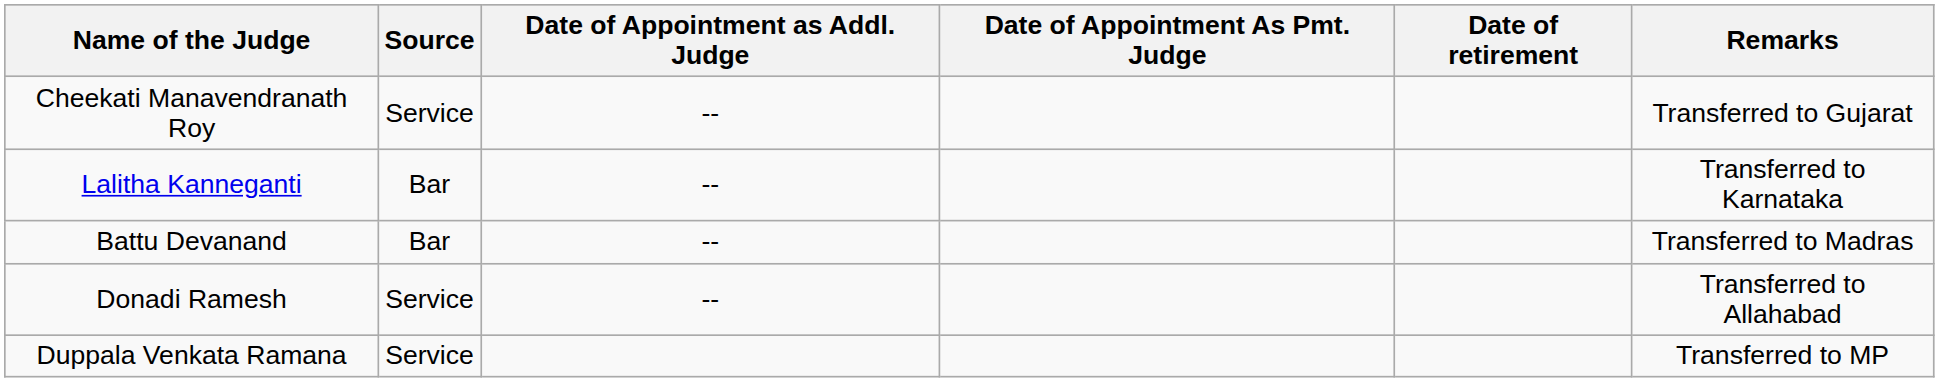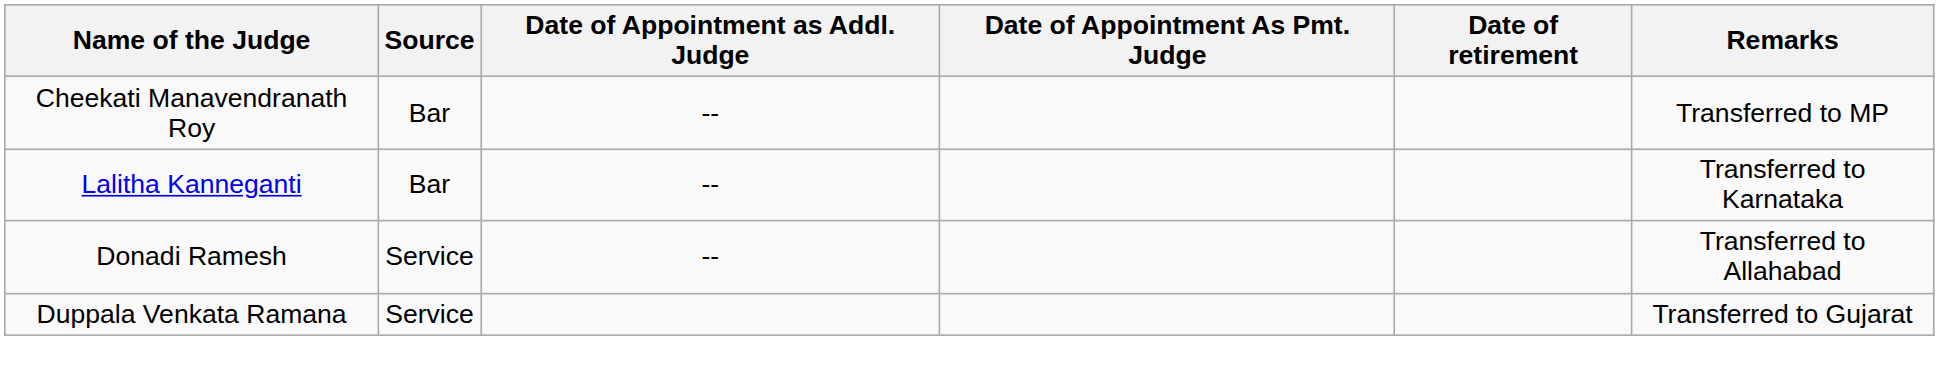(430, 112) Service -> (430, 112) Bar
(1783, 112) Transferred to Gujarat -> (1783, 112) Transferred to MP
- row: (192, 241)
(1783, 355) Transferred to MP -> (1783, 313) Transferred to Gujarat
